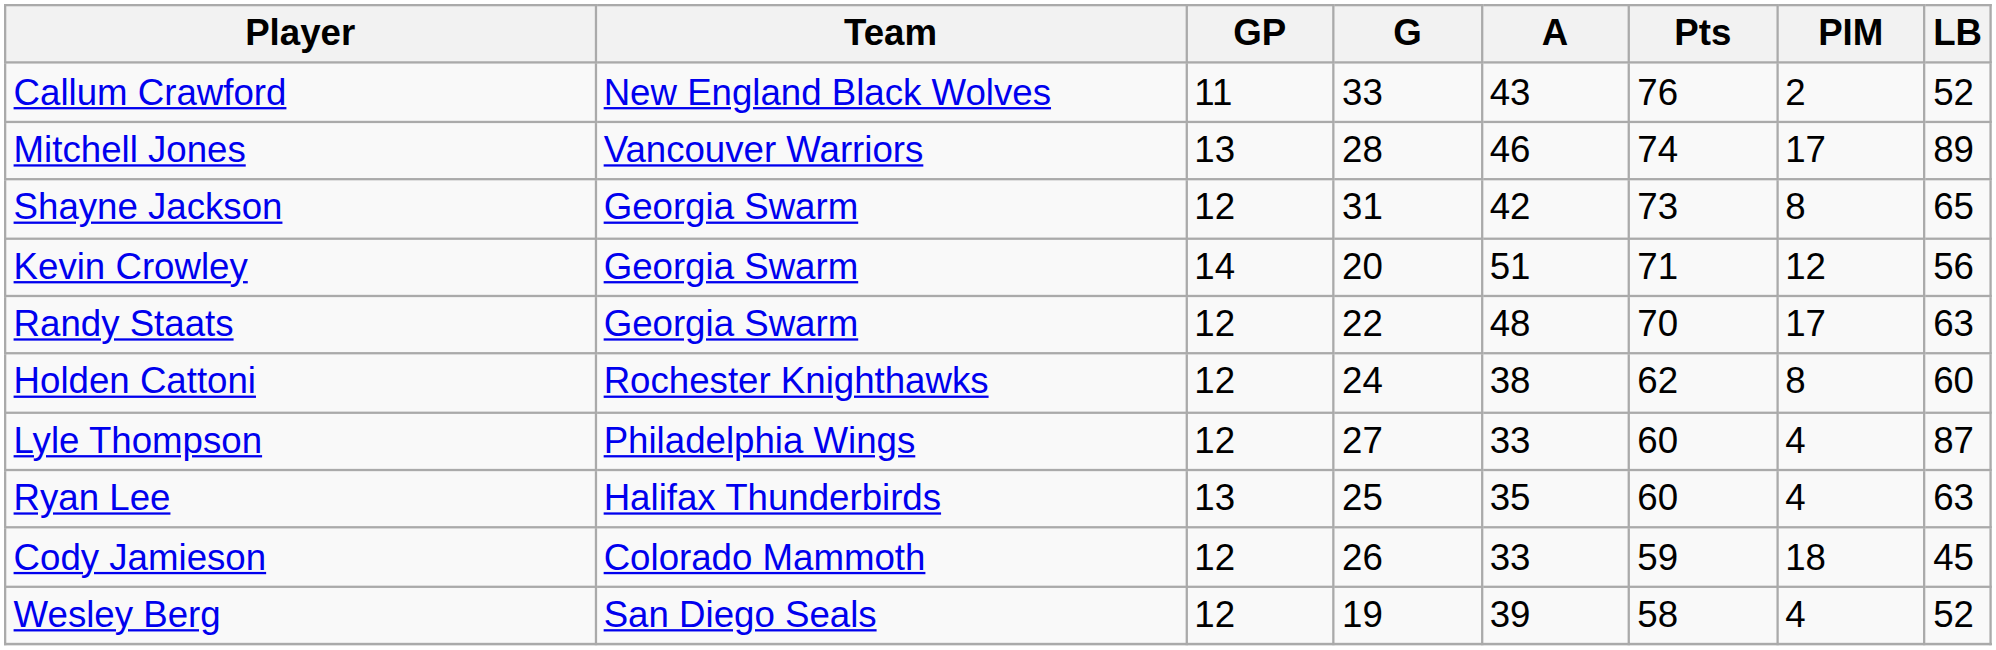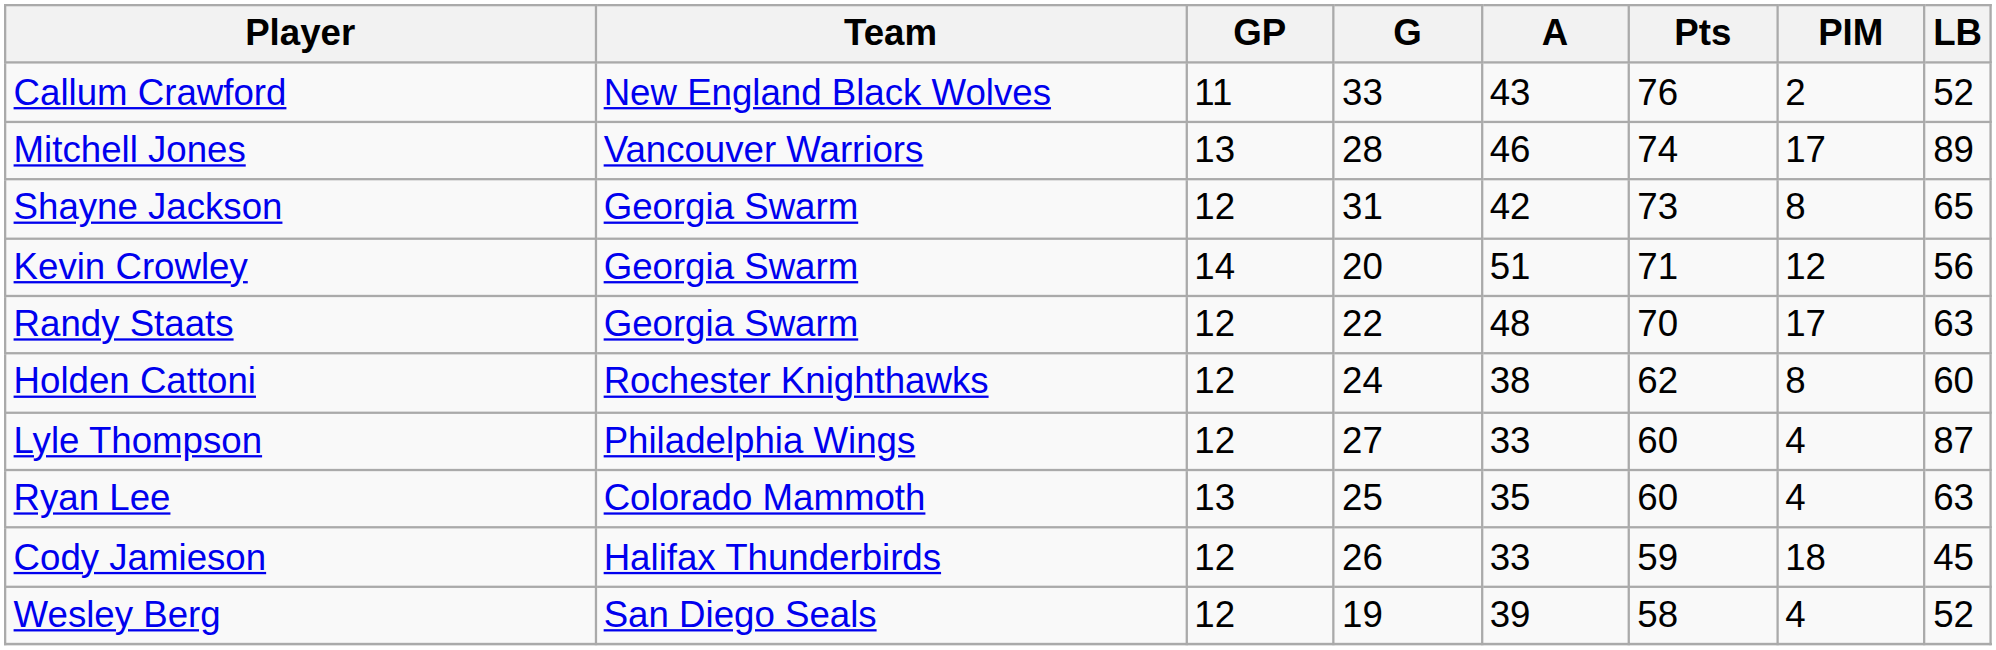(772, 498) Halifax Thunderbirds -> (765, 498) Colorado Mammoth
(765, 556) Colorado Mammoth -> (772, 556) Halifax Thunderbirds
